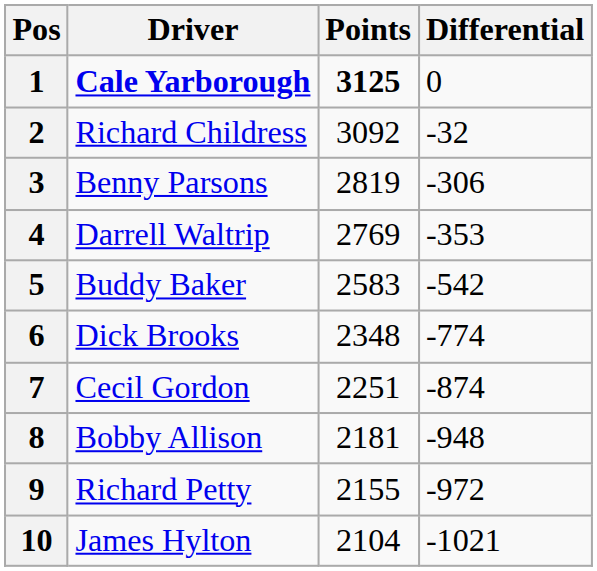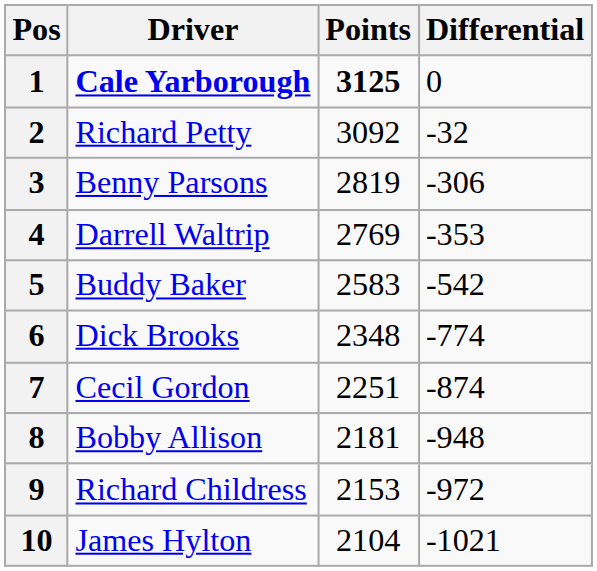(191, 132) Richard Childress -> (163, 132) Richard Petty
(163, 489) Richard Petty -> (191, 489) Richard Childress
(368, 489) 2155 -> (368, 489) 2153
